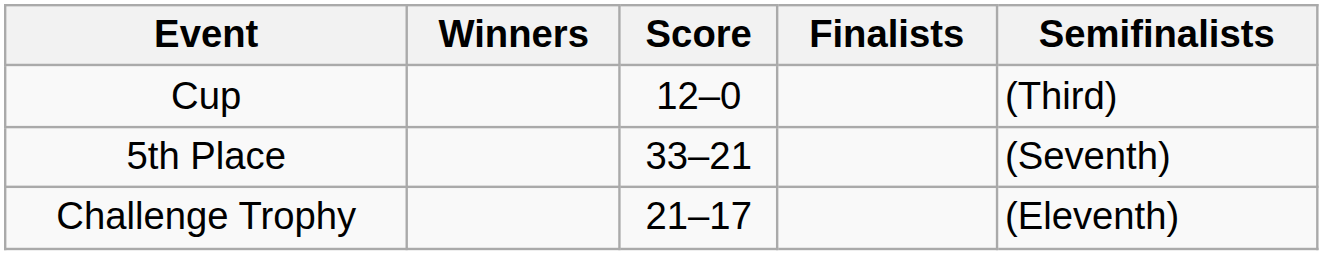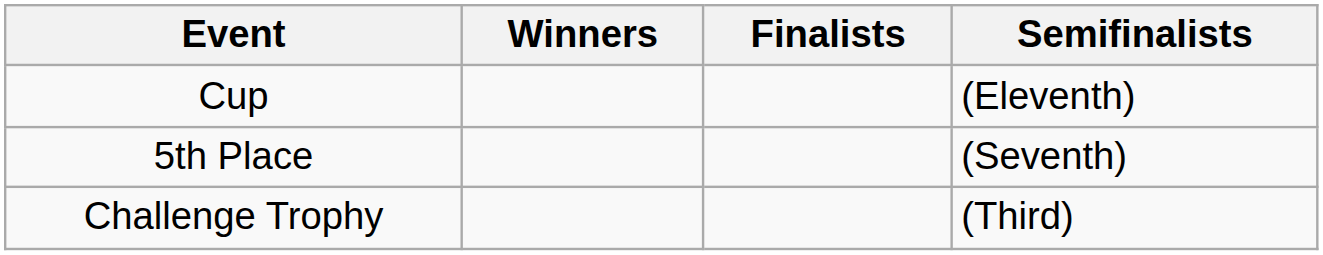- column: (699, 34)
(1061, 95) (Third) -> (1048, 95) (Eleventh)
(1092, 216) (Eleventh) -> (1018, 216) (Third)
